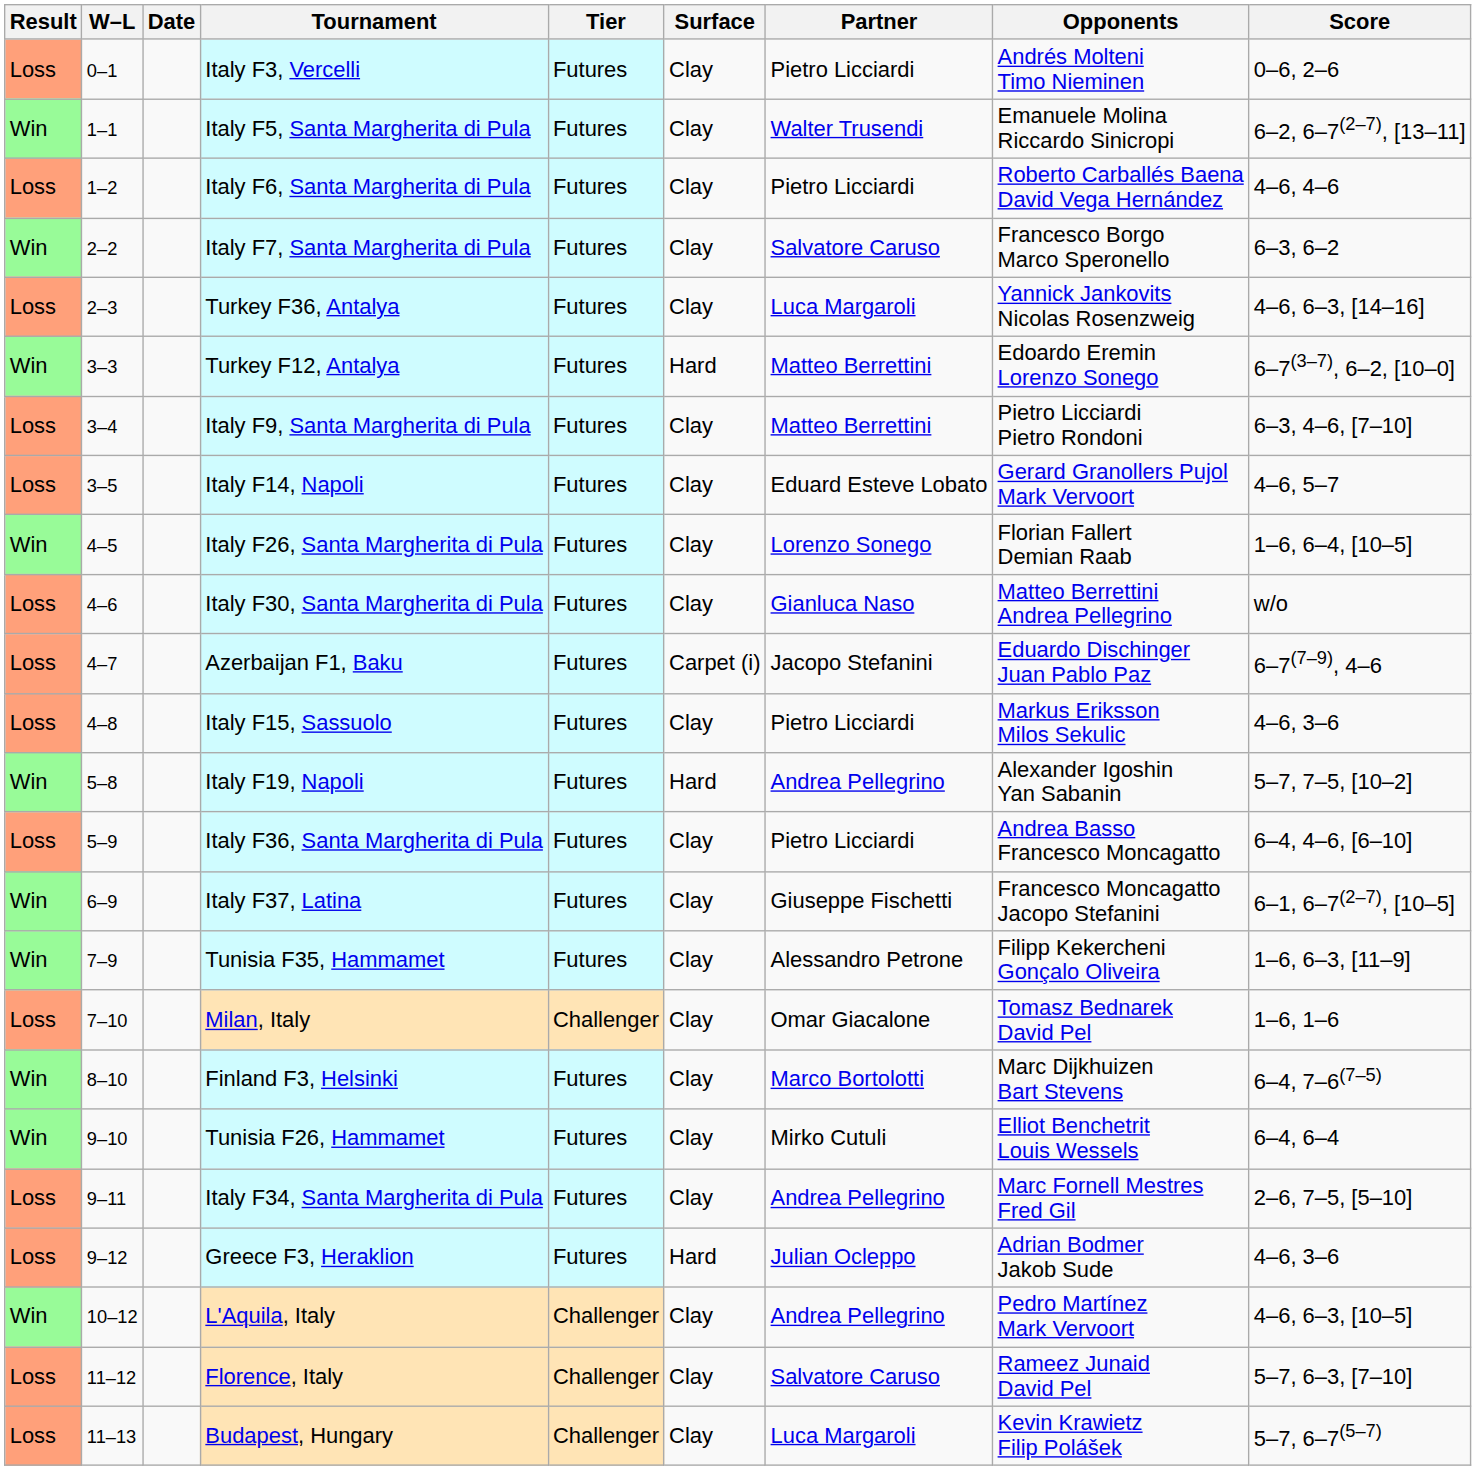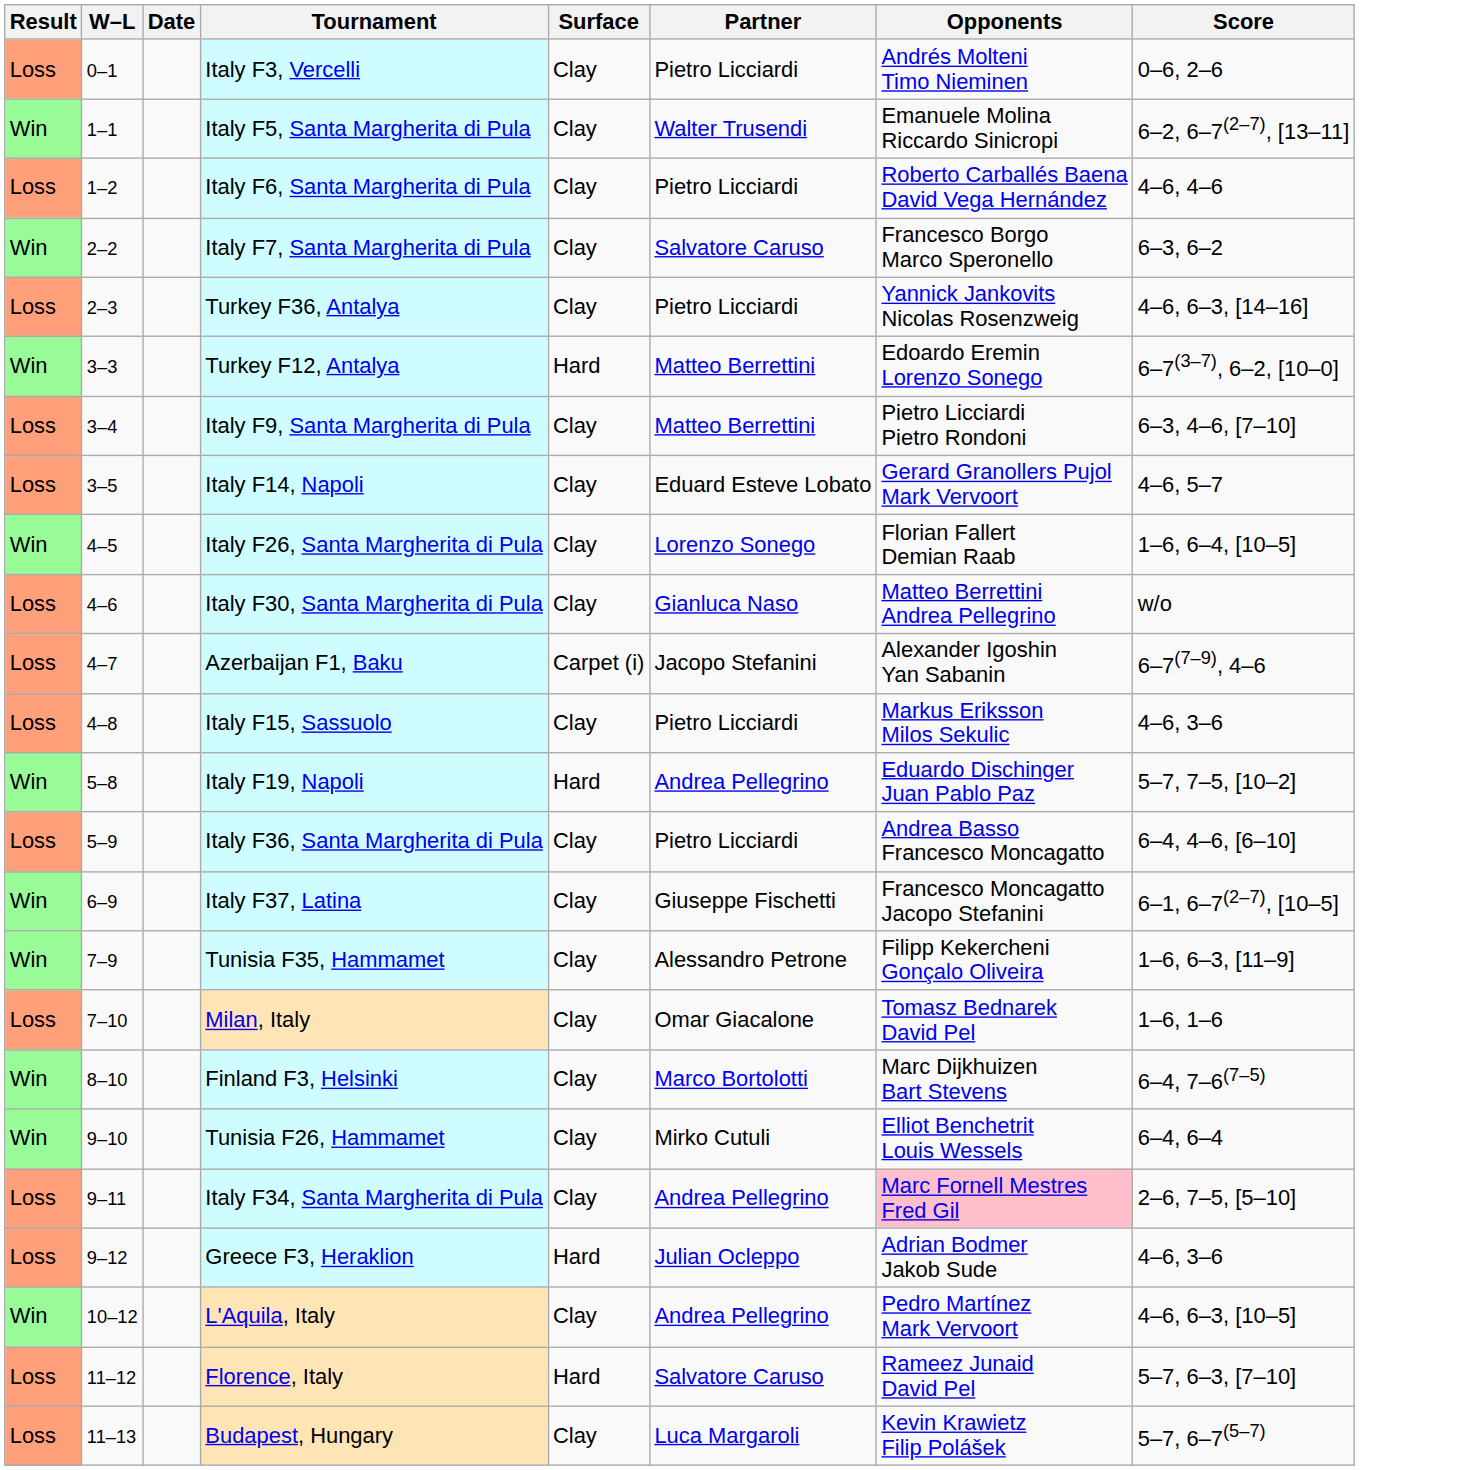- column: (606, 21)
(843, 306) Luca Margaroli -> (726, 306) Pietro Licciardi
(1094, 663) Eduardo Dischinger Juan Pablo Paz -> (969, 663) Alexander Igoshin Yan Sabanin
(1085, 782) Alexander Igoshin Yan Sabanin -> (978, 782) Eduardo Dischinger Juan Pablo Paz
(1101, 1198) no background -> (984, 1198) pink background
(691, 1376) Clay -> (577, 1376) Hard
